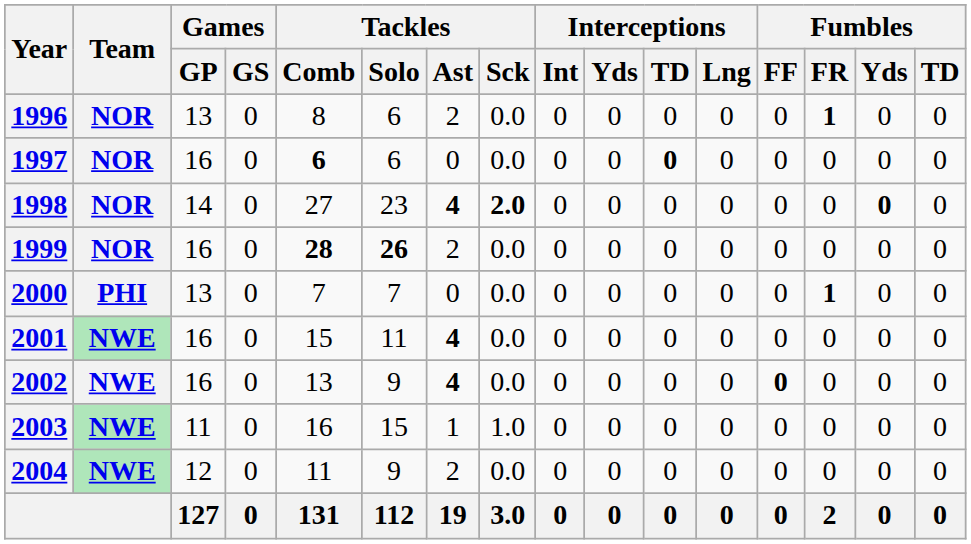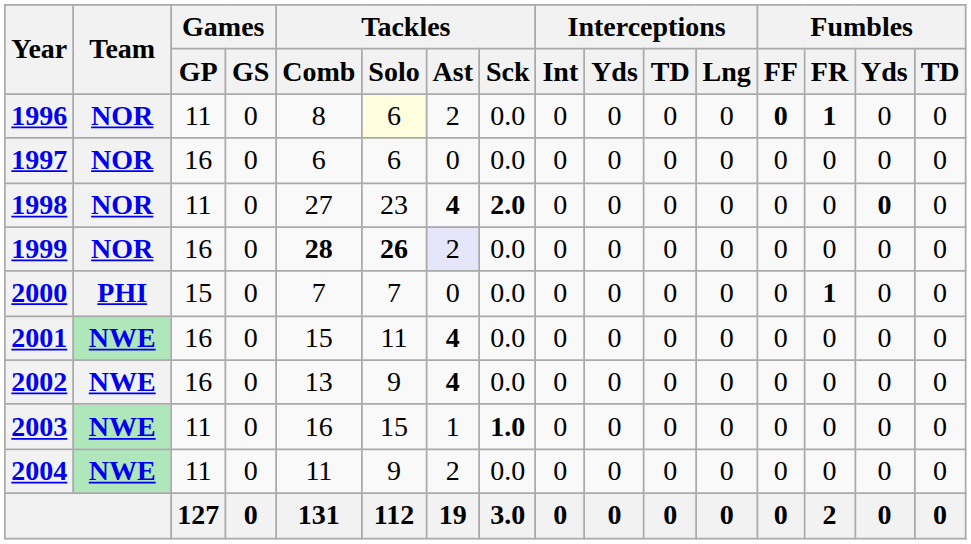(198, 115) 13 -> (198, 115) 11
(394, 115) no background -> (394, 115) lightyellow background
(781, 115) normal -> (781, 115) bold
(319, 159) bold -> (319, 159) normal
(670, 159) bold -> (670, 159) normal
(198, 204) 14 -> (198, 204) 11
(453, 248) no background -> (453, 248) lavender background
(198, 293) 13 -> (198, 293) 15
(781, 381) bold -> (781, 381) normal
(508, 426) normal -> (508, 426) bold
(198, 470) 12 -> (198, 470) 11
